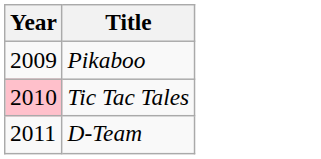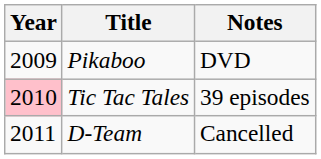+ column: (255, 23)
